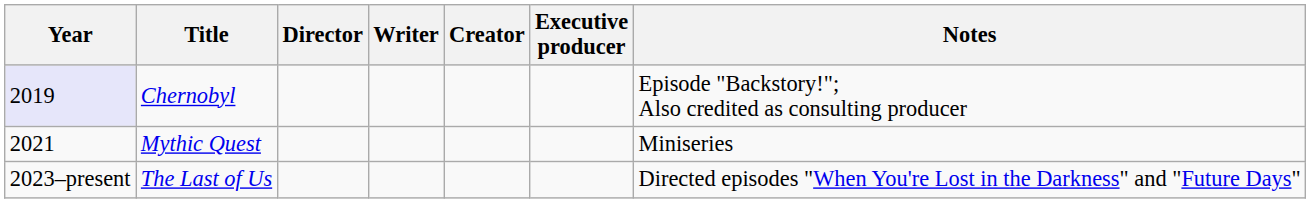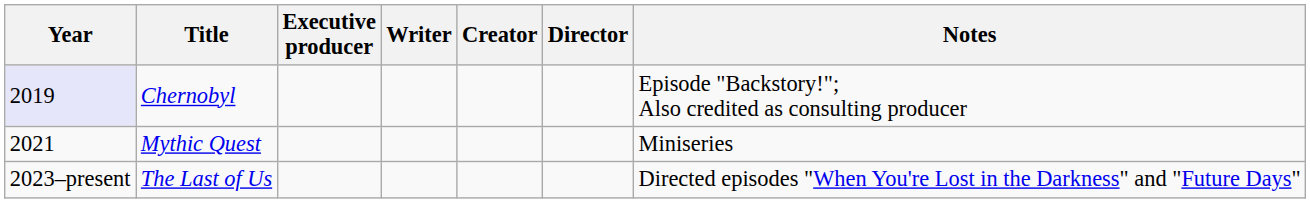columns swapped: (323, 34) <-> (582, 34)
